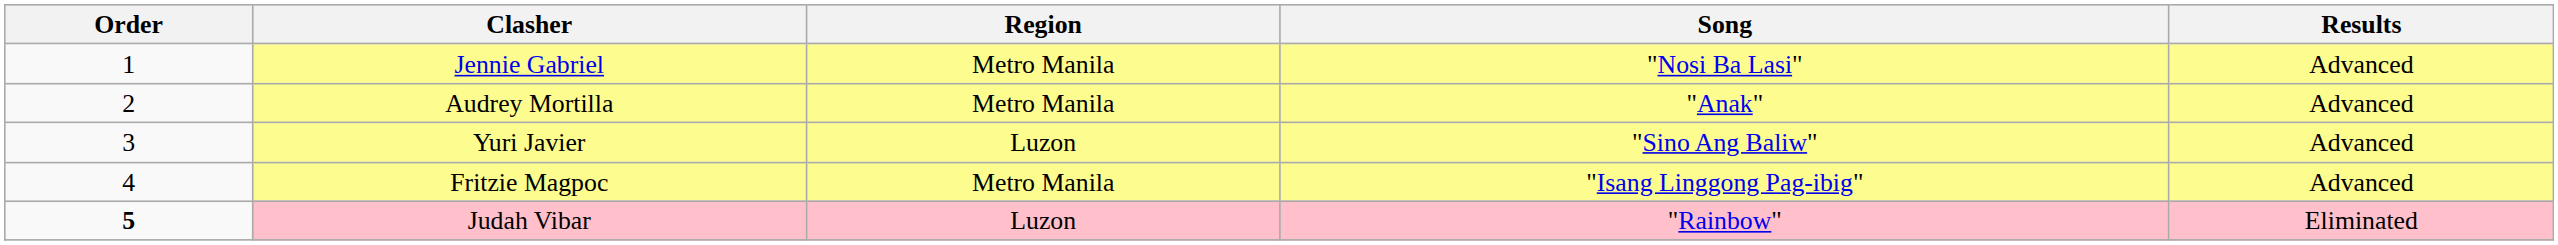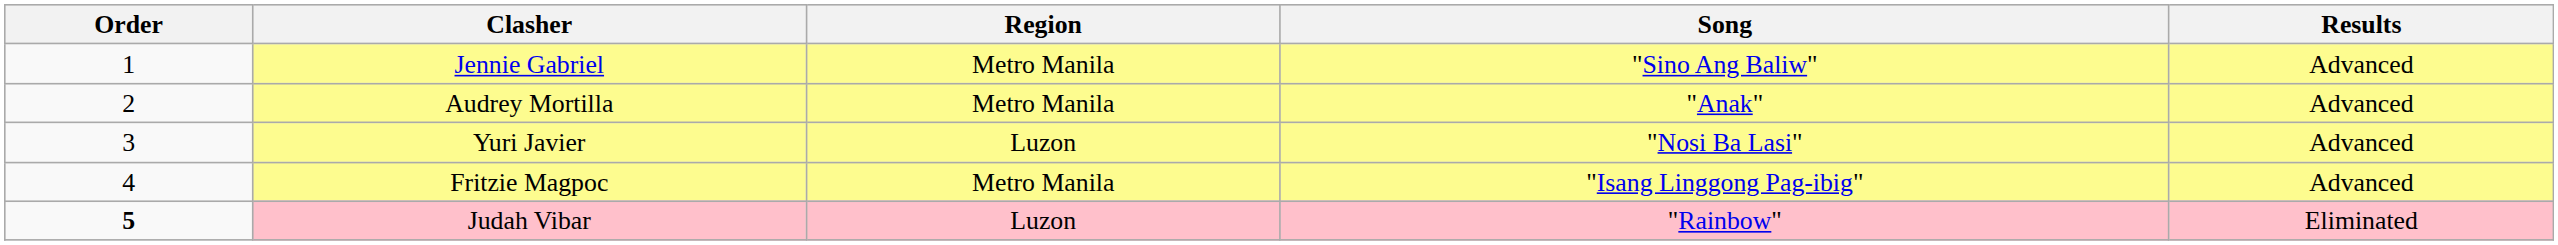(1725, 64) "Nosi Ba Lasi" -> (1725, 64) "Sino Ang Baliw"
(1725, 142) "Sino Ang Baliw" -> (1725, 142) "Nosi Ba Lasi"
